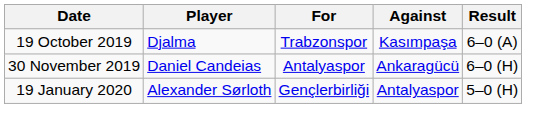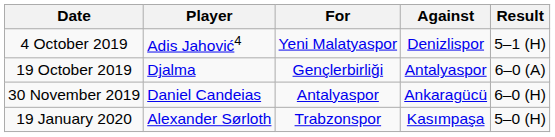+ row: (74, 43)
(324, 41) Trabzonspor -> (338, 70) Gençlerbirliği
(418, 41) Kasımpaşa -> (446, 70) Antalyaspor
(324, 90) Gençlerbirliği -> (338, 119) Trabzonspor
(418, 90) Antalyaspor -> (446, 119) Kasımpaşa
